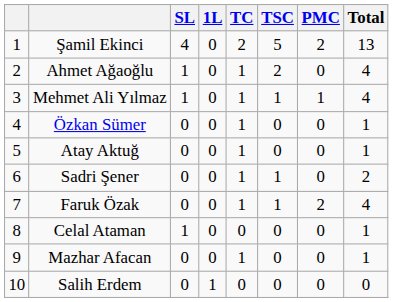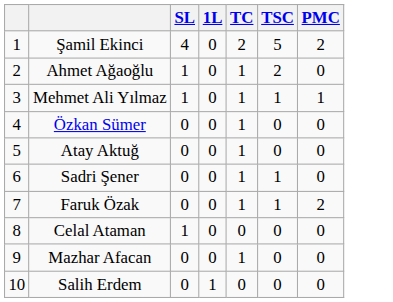- column: (366, 17)
